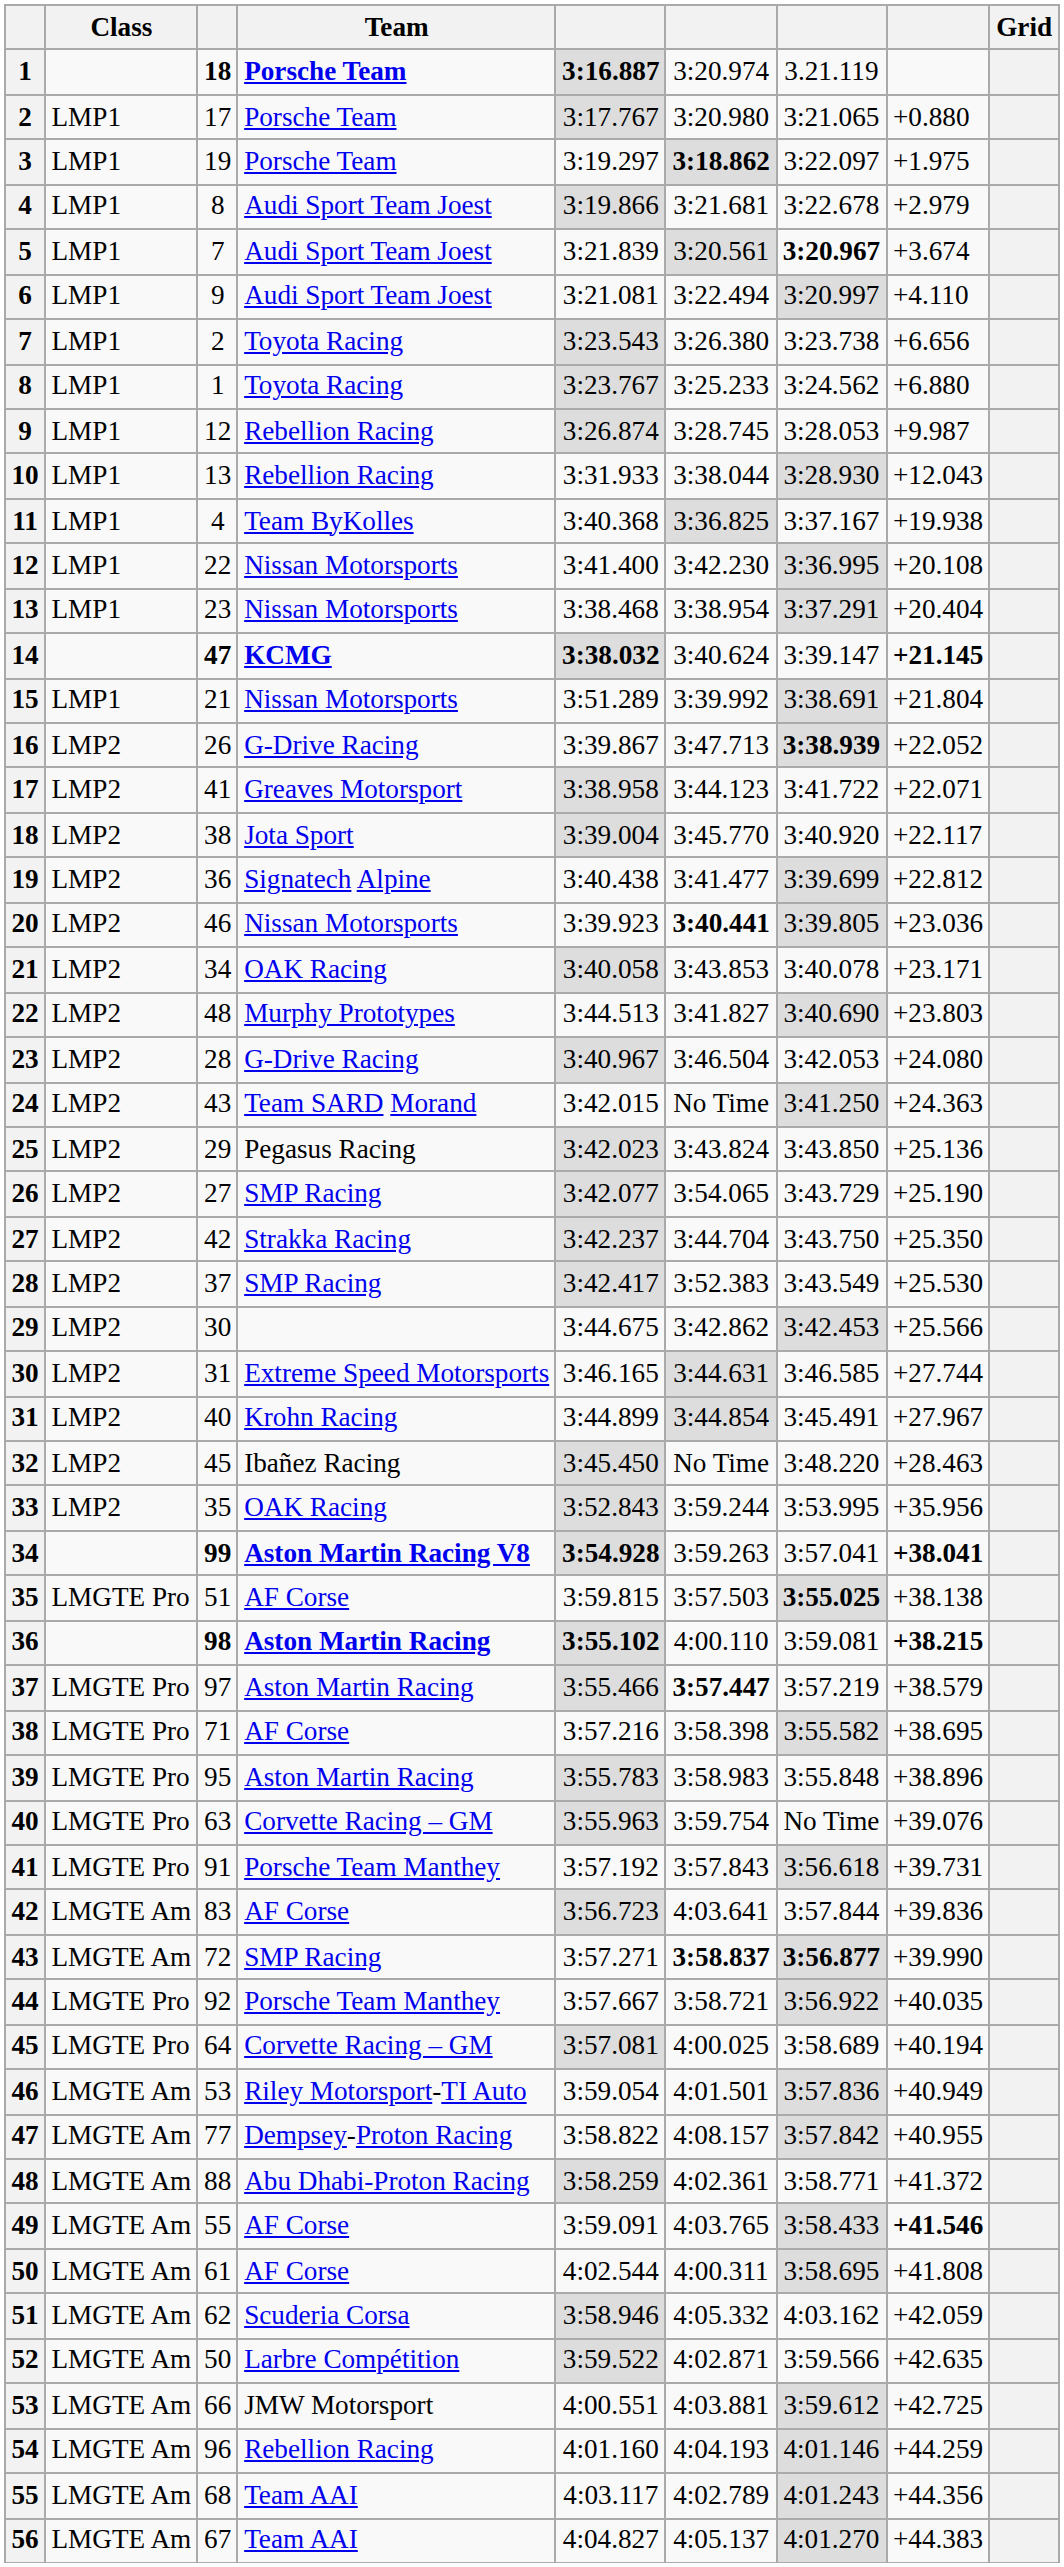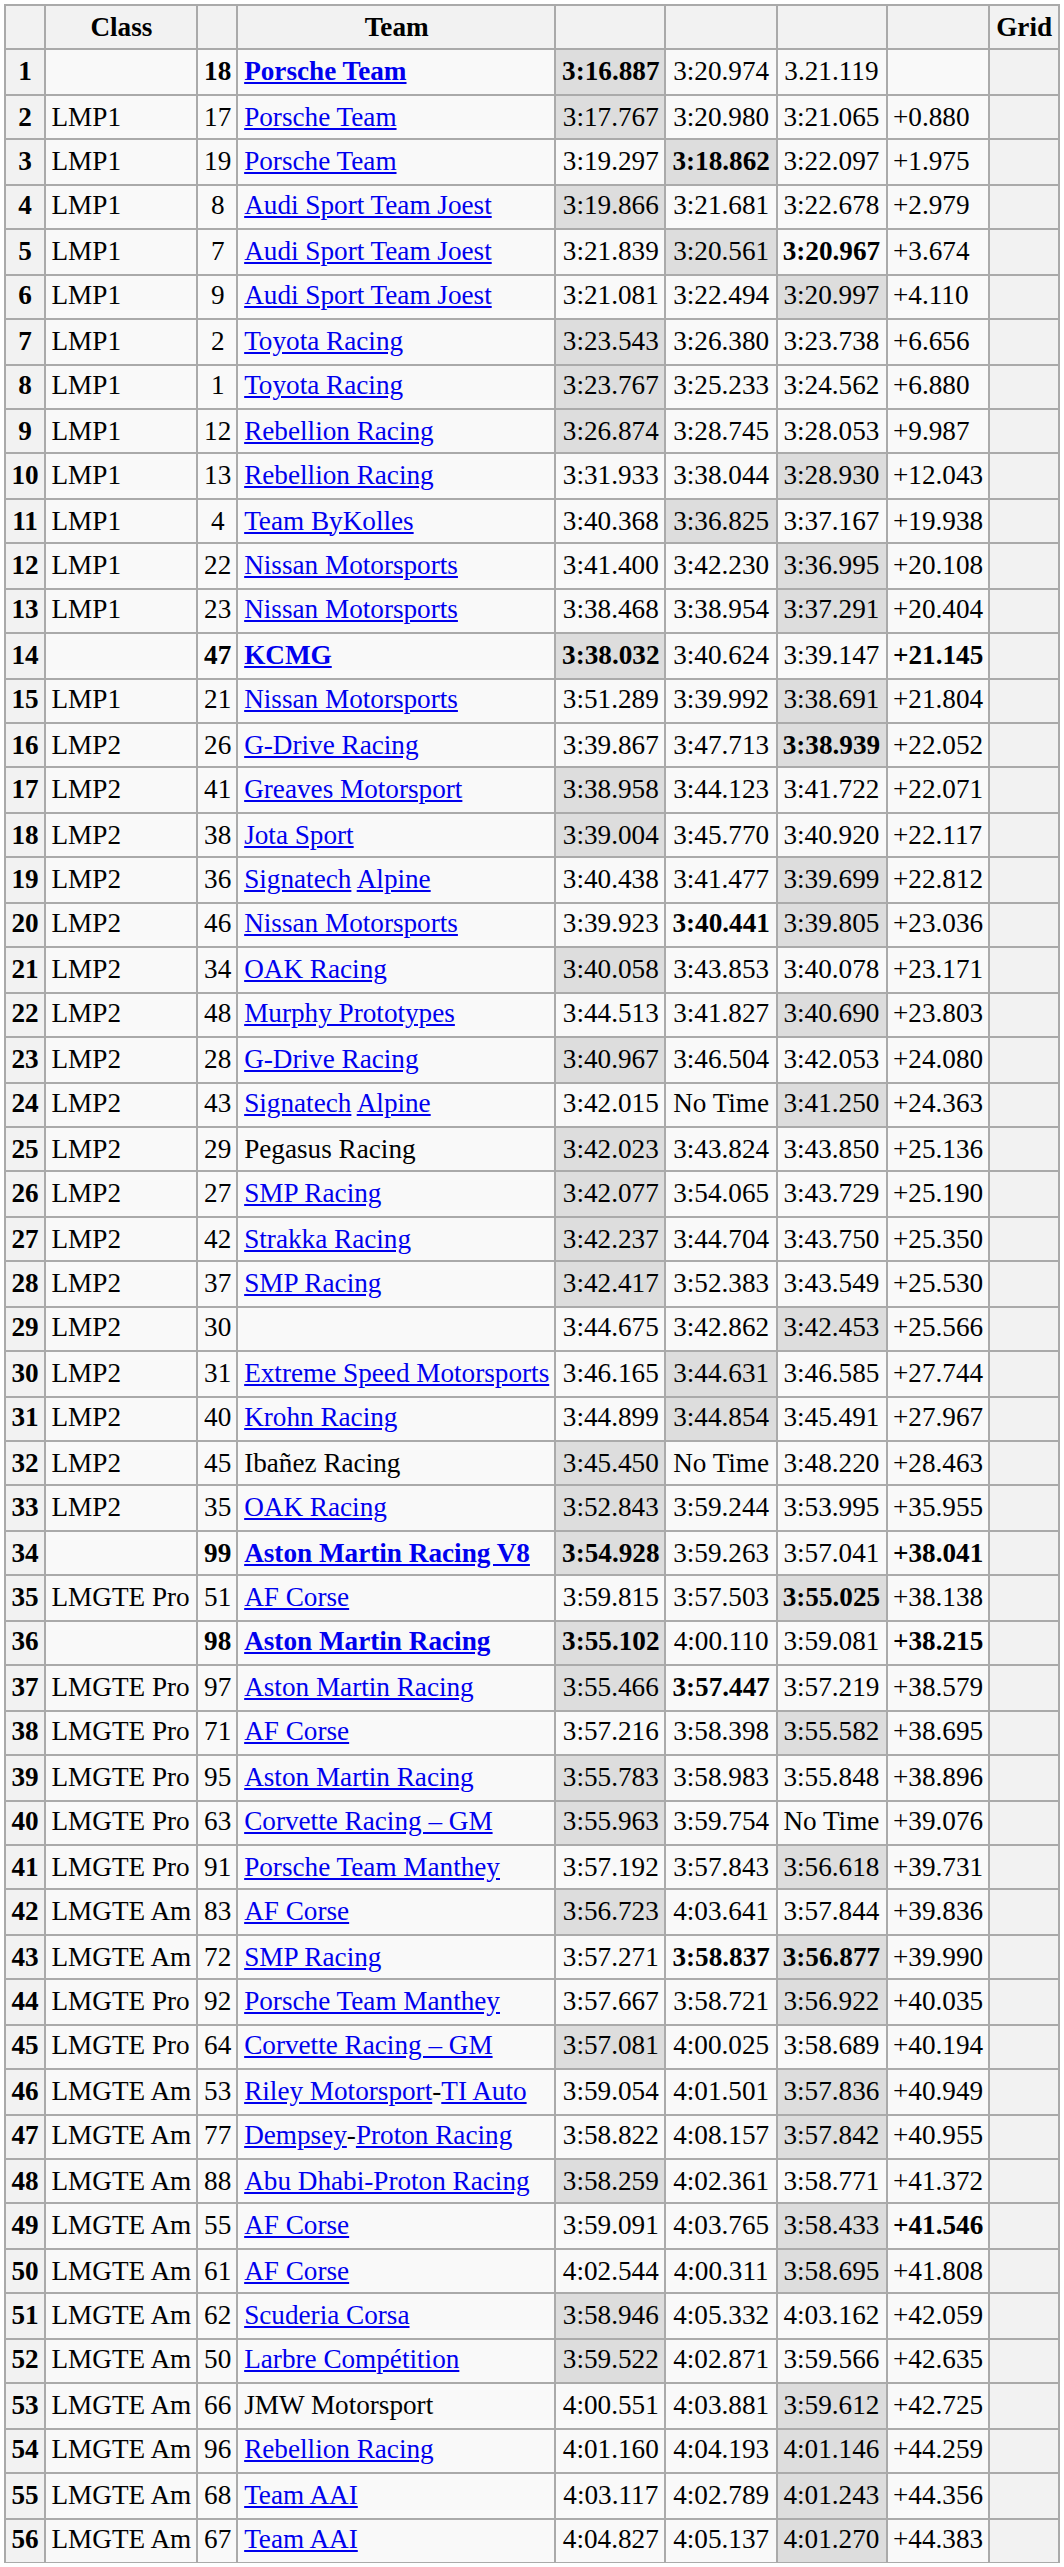(360, 1103) Team SARD Morand -> (337, 1103) Signatech Alpine
(938, 1507) +35.956 -> (938, 1507) +35.955
